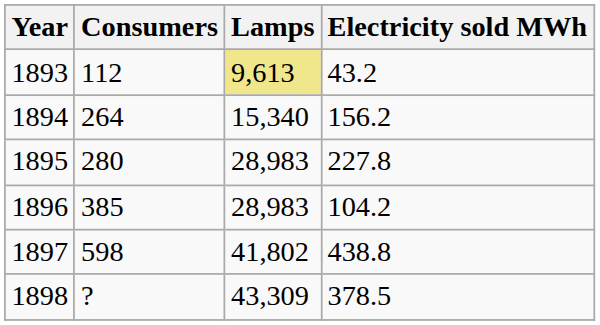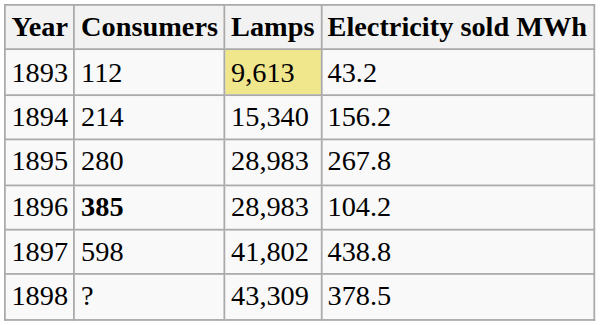(102, 116) 264 -> (102, 116) 214
(359, 161) 227.8 -> (359, 161) 267.8
(102, 206) normal -> (102, 206) bold
